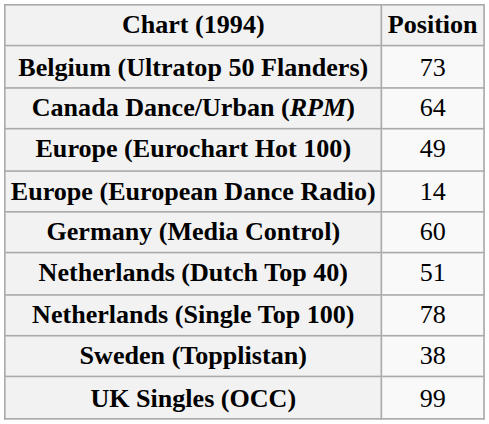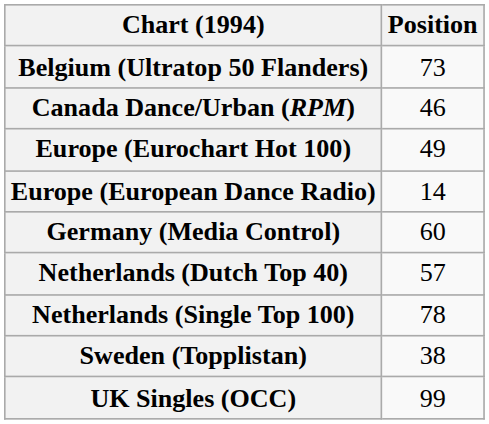(433, 107) 64 -> (433, 107) 46
(433, 273) 51 -> (433, 273) 57
